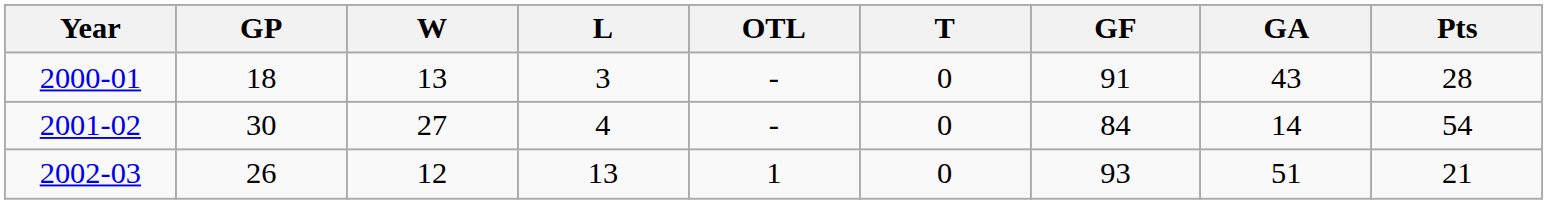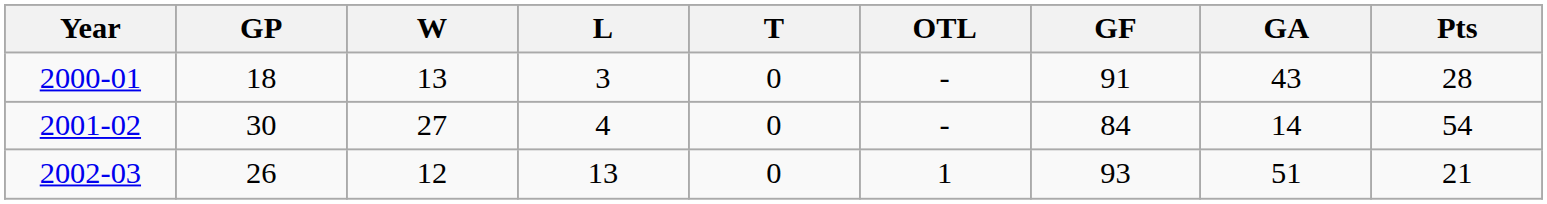columns swapped: (945, 28) <-> (774, 28)
